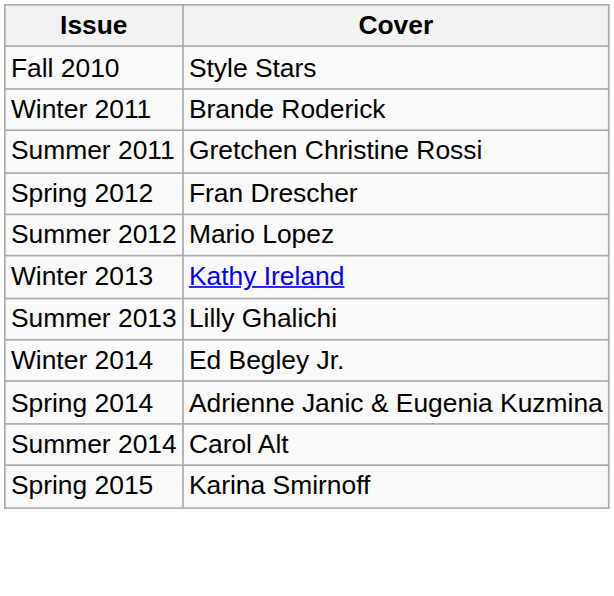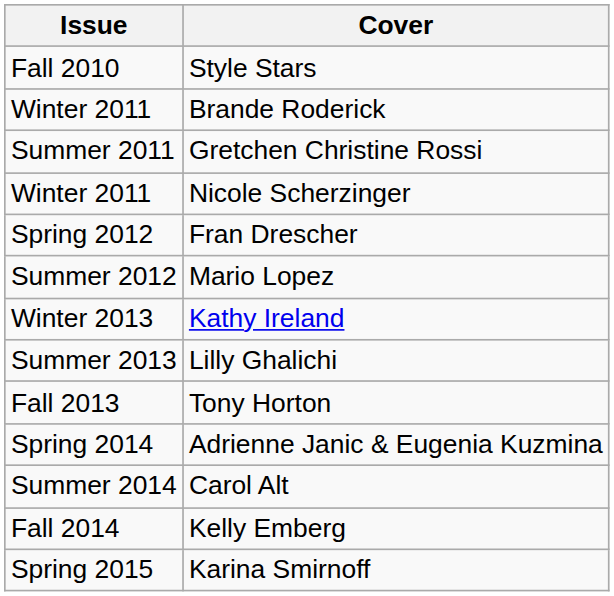+ row: (300, 192)
+ row: (260, 402)
- row: (267, 360)
+ row: (267, 527)
